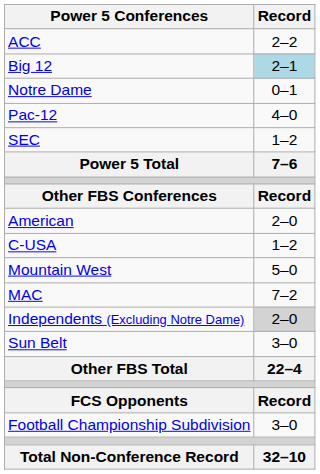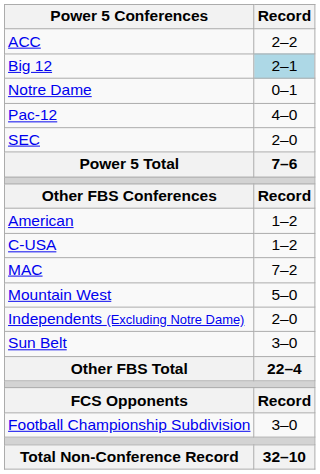(284, 139) 1–2 -> (284, 139) 2–0
(284, 220) 2–0 -> (284, 220) 1–2
rows swapped: (25, 294) <-> (60, 270)
(284, 319) lightgrey background -> (284, 319) no background
